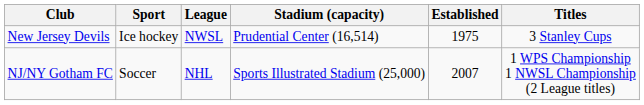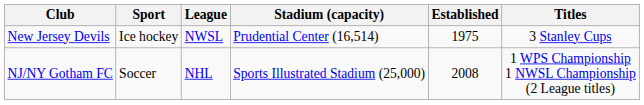(465, 73) 2007 -> (465, 73) 2008
